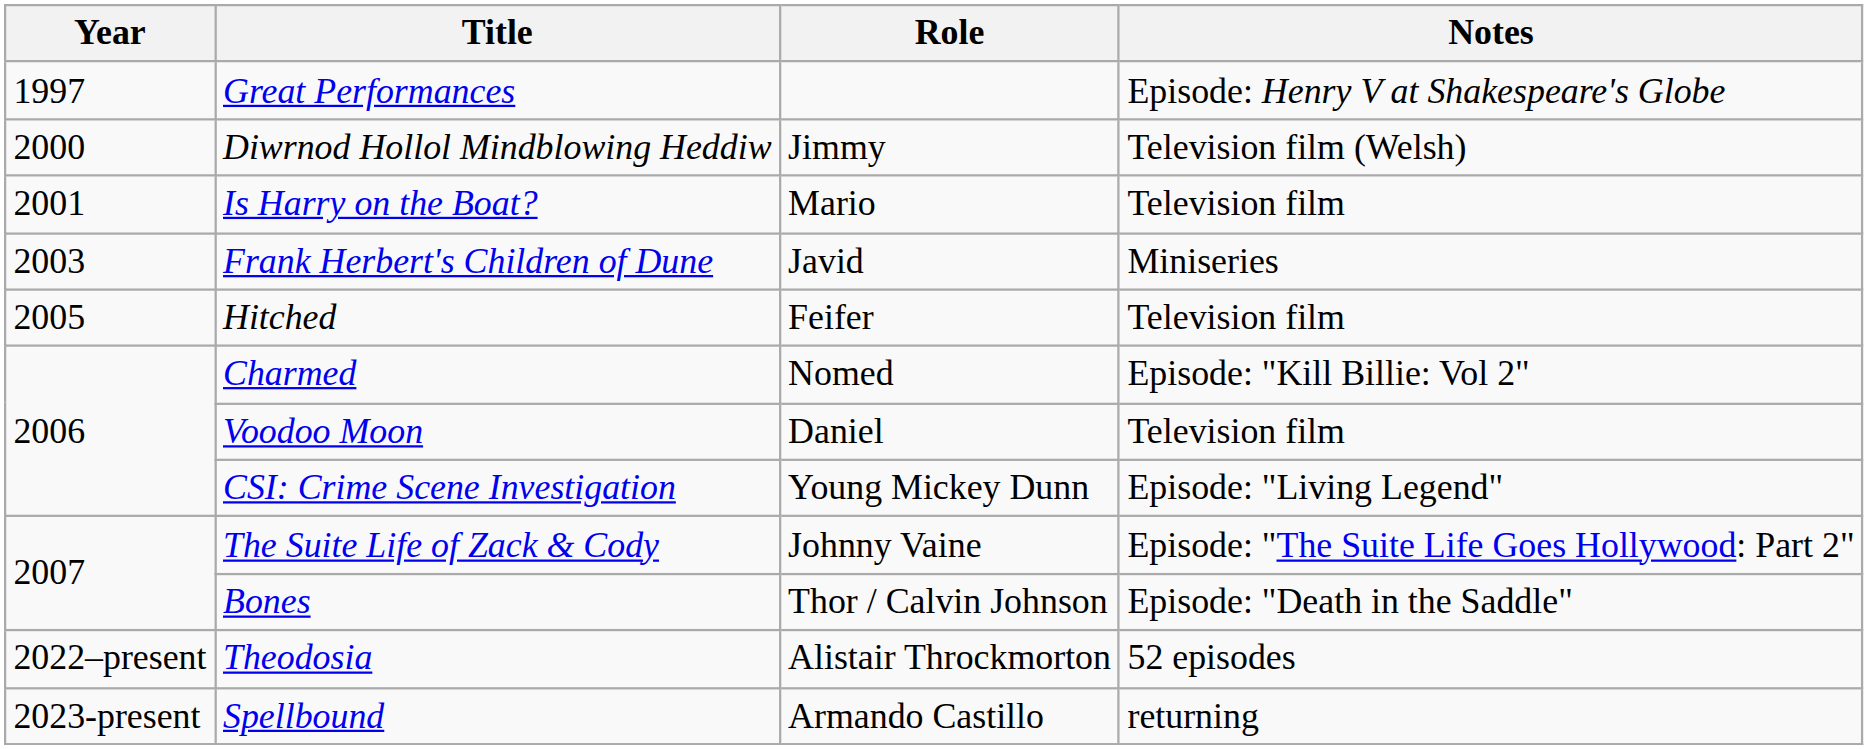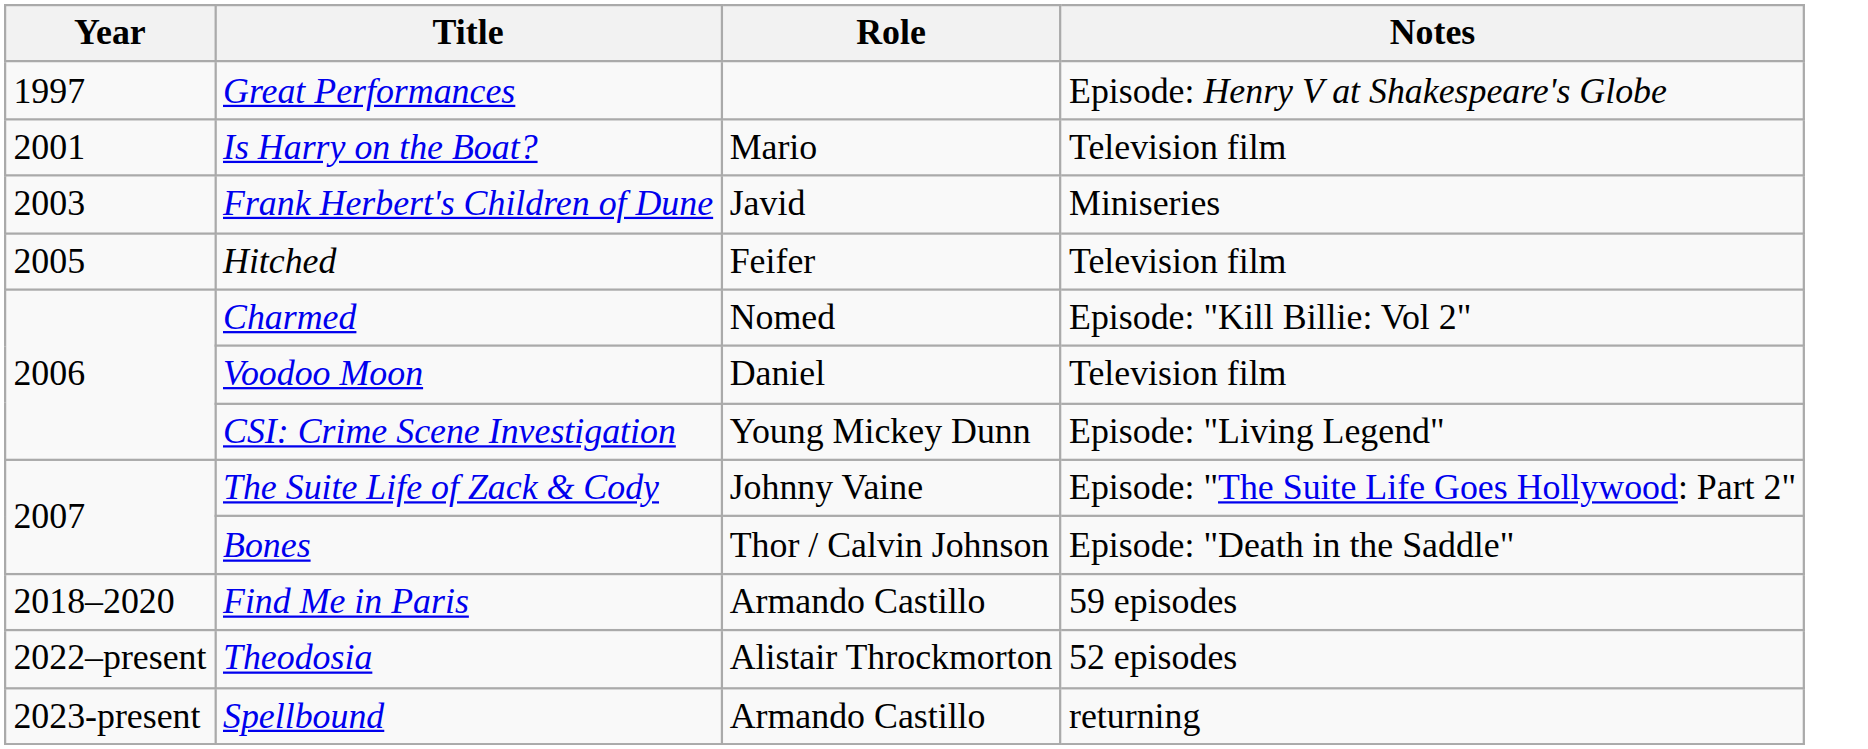- row: (497, 146)
+ row: (346, 601)
